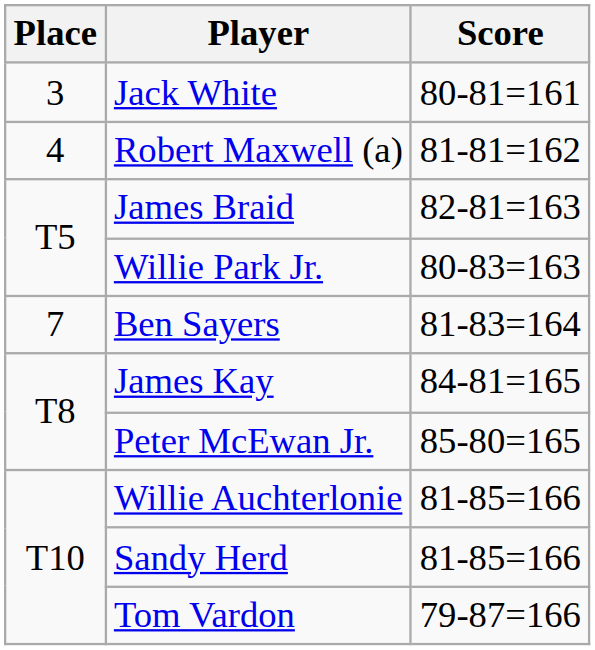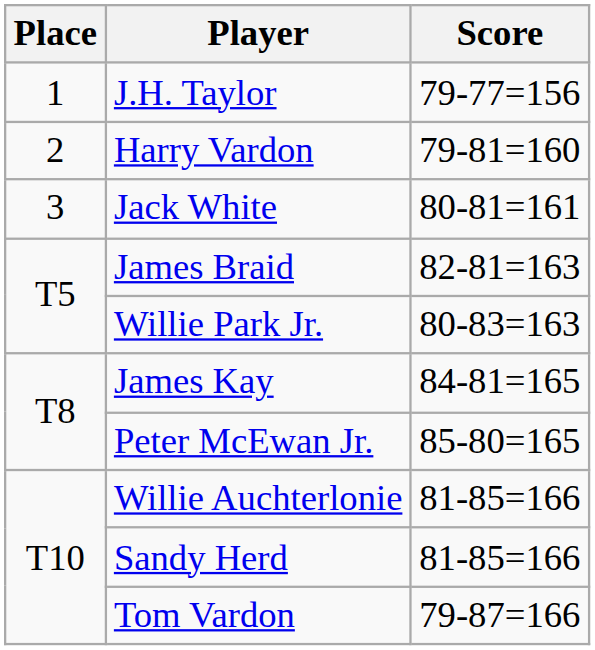+ row: (195, 91)
+ row: (214, 149)
- row: (258, 149)
- row: (197, 324)
